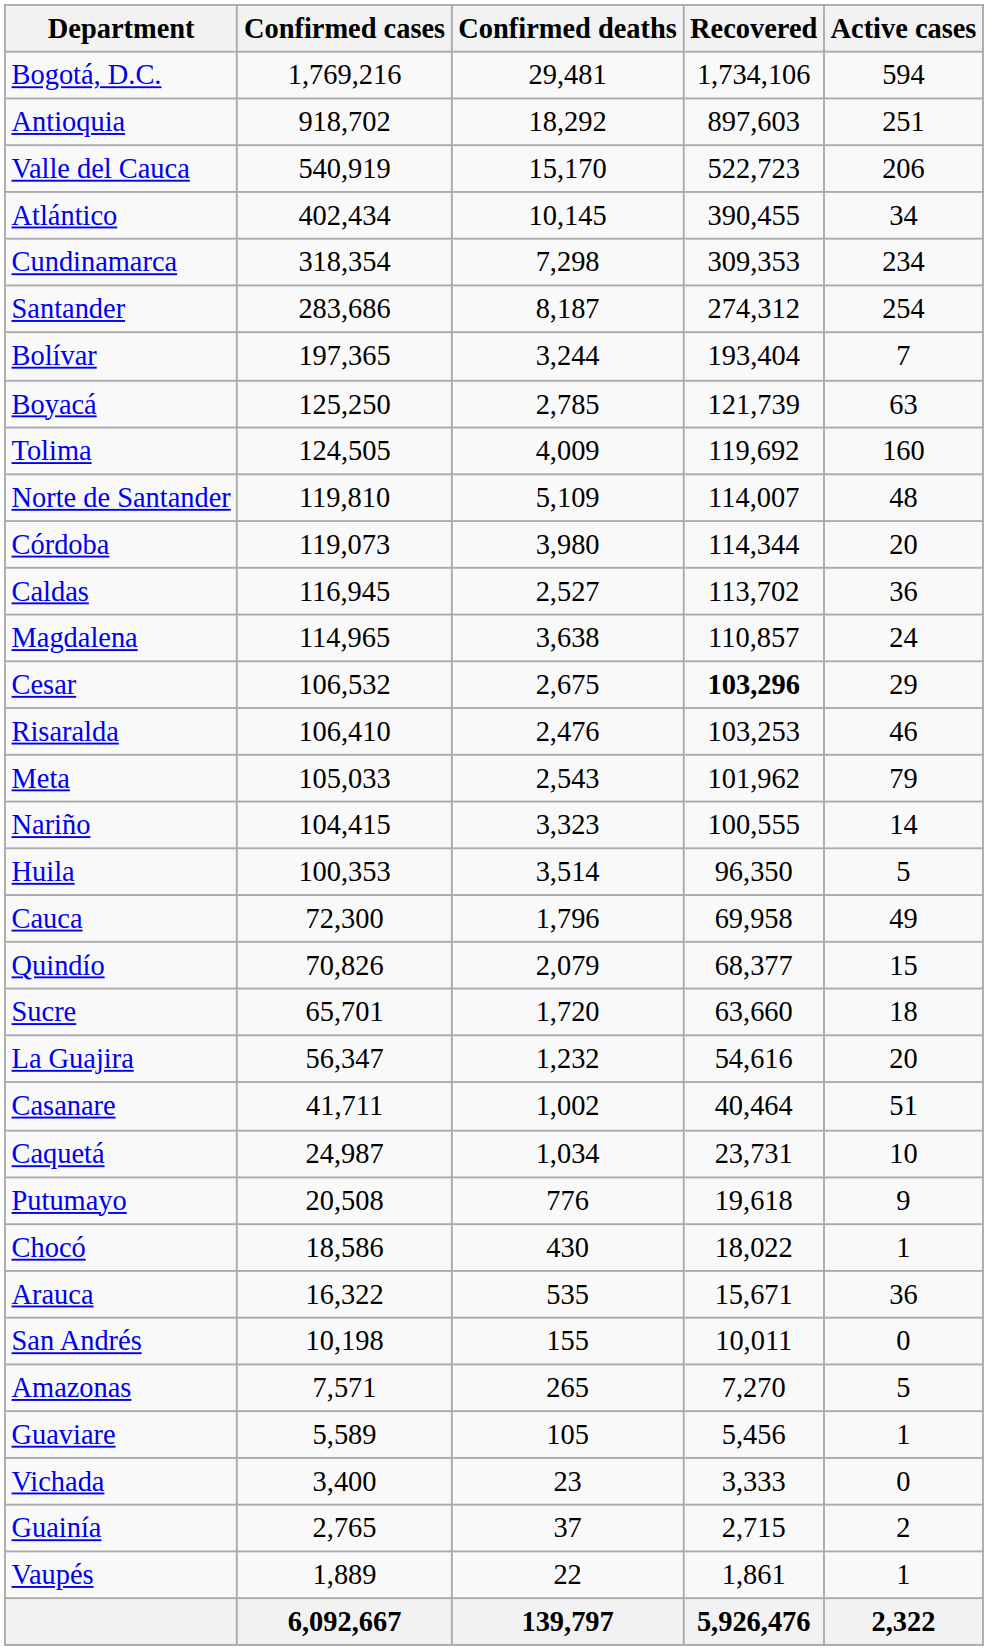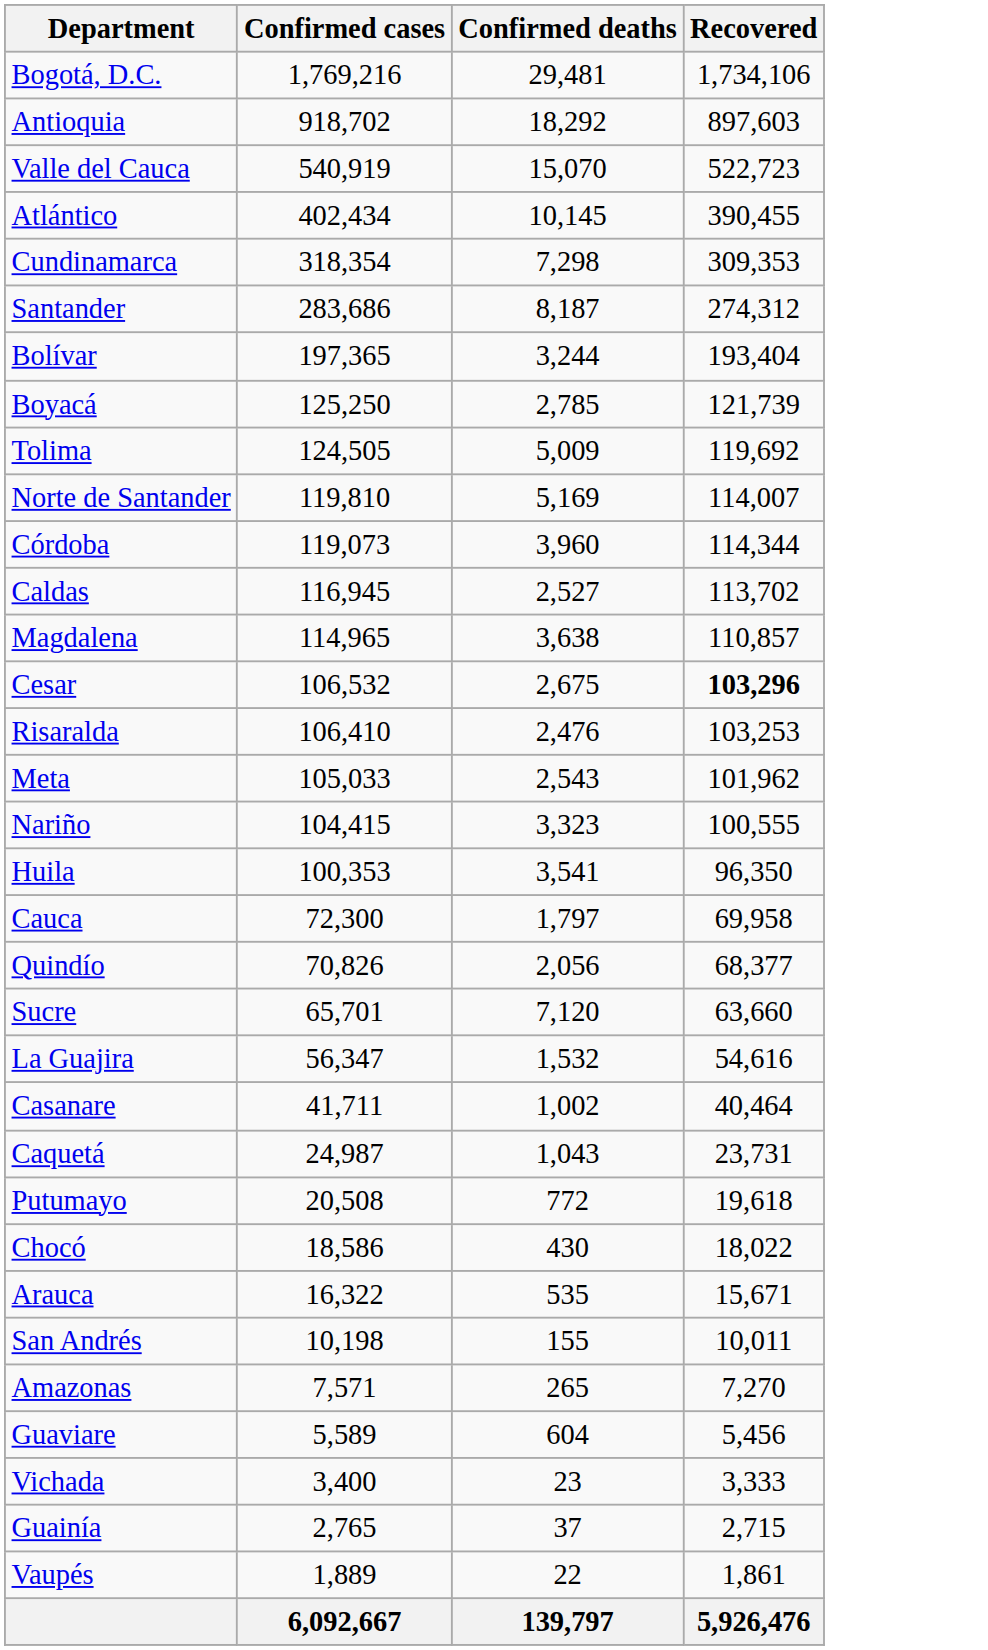- column: (903, 28)
(568, 168) 15,170 -> (568, 168) 15,070
(568, 449) 4,009 -> (568, 449) 5,009
(568, 496) 5,109 -> (568, 496) 5,169
(568, 543) 3,980 -> (568, 543) 3,960
(568, 871) 3,514 -> (568, 871) 3,541
(568, 918) 1,796 -> (568, 918) 1,797
(568, 965) 2,079 -> (568, 965) 2,056
(568, 1012) 1,720 -> (568, 1012) 7,120
(568, 1059) 1,232 -> (568, 1059) 1,532
(568, 1152) 1,034 -> (568, 1152) 1,043
(568, 1199) 776 -> (568, 1199) 772
(568, 1434) 105 -> (568, 1434) 604
